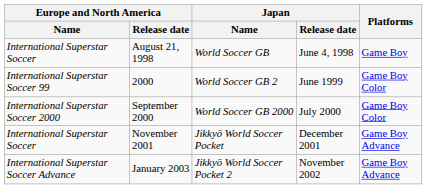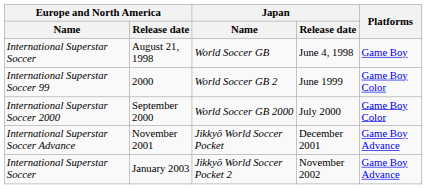(57, 140) International Superstar Soccer -> (57, 140) International Superstar Soccer Advance
(57, 169) International Superstar Soccer Advance -> (57, 169) International Superstar Soccer
